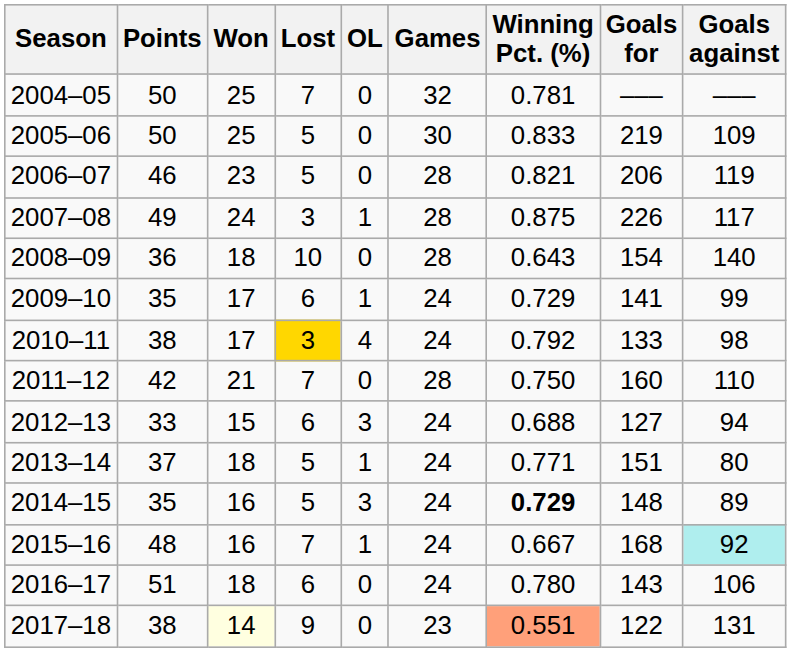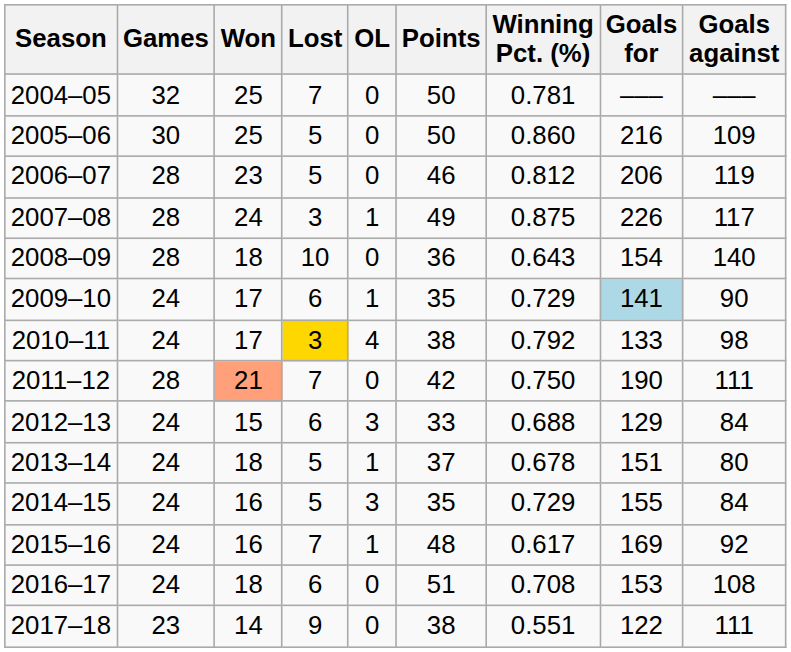columns swapped: (438, 39) <-> (162, 39)
(543, 135) 0.833 -> (543, 135) 0.860
(641, 135) 219 -> (641, 135) 216
(543, 176) 0.821 -> (543, 176) 0.812
(641, 299) no background -> (641, 299) lightblue background
(734, 299) 99 -> (734, 299) 90
(241, 380) no background -> (248, 380) lightsalmon background
(641, 380) 160 -> (641, 380) 190
(734, 380) 110 -> (734, 380) 111
(641, 421) 127 -> (641, 421) 129
(734, 421) 94 -> (734, 421) 84
(543, 462) 0.771 -> (543, 462) 0.678
(543, 503) bold -> (543, 503) normal
(641, 503) 148 -> (641, 503) 155
(734, 503) 89 -> (734, 503) 84
(543, 544) 0.667 -> (543, 544) 0.617
(641, 544) 168 -> (641, 544) 169
(734, 544) paleturquoise background -> (734, 544) no background
(543, 585) 0.780 -> (543, 585) 0.708
(641, 585) 143 -> (641, 585) 153
(734, 585) 106 -> (734, 585) 108
(241, 625) lightyellow background -> (248, 625) no background
(543, 625) lightsalmon background -> (543, 625) no background
(734, 625) 131 -> (734, 625) 111
